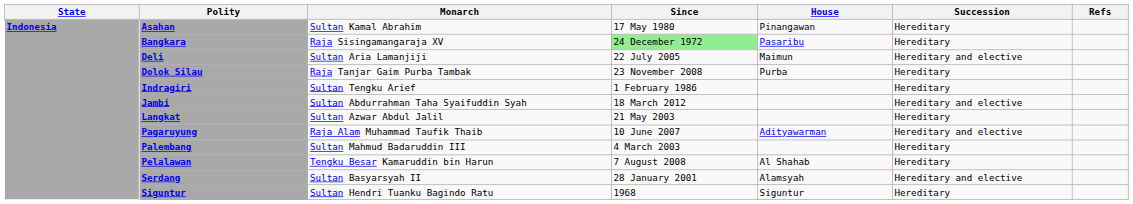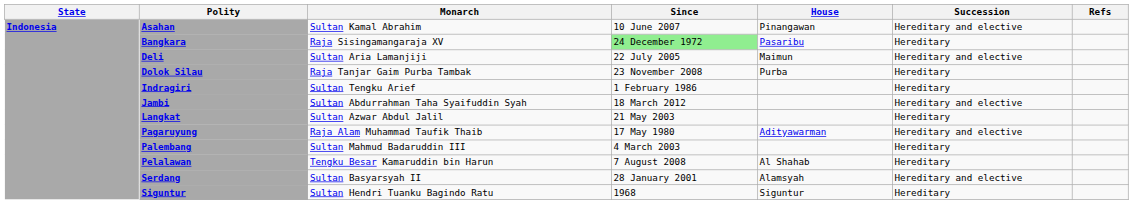(644, 27) 17 May 1980 -> (647, 27) 10 June 2007
(922, 27) Hereditary -> (958, 27) Hereditary and elective
(647, 132) 10 June 2007 -> (644, 132) 17 May 1980
